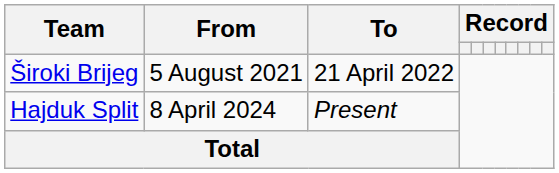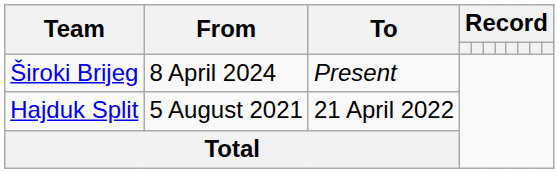(226, 72) 5 August 2021 -> (213, 72) 8 April 2024
(384, 72) 21 April 2022 -> (355, 72) Present
(213, 110) 8 April 2024 -> (226, 110) 5 August 2021
(355, 110) Present -> (384, 110) 21 April 2022
